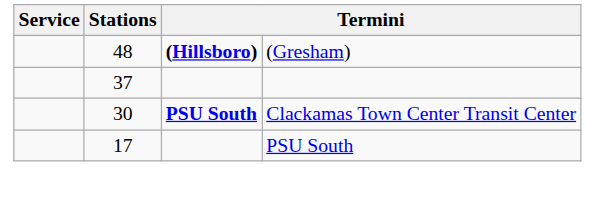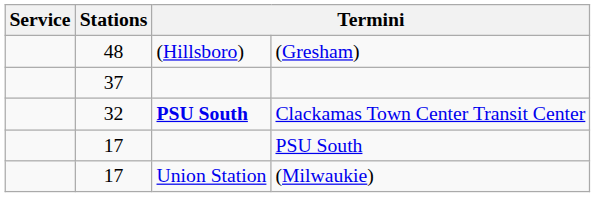(211, 51) bold -> (200, 51) normal
(123, 113) 30 -> (114, 113) 32
+ row: (325, 176)
